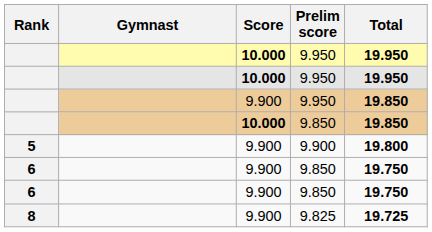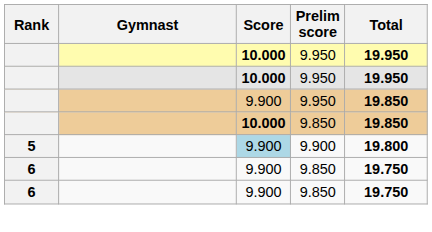(263, 147) no background -> (263, 147) lightblue background
- row: (32, 215)
